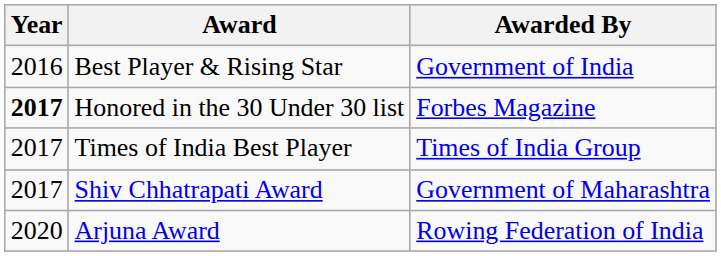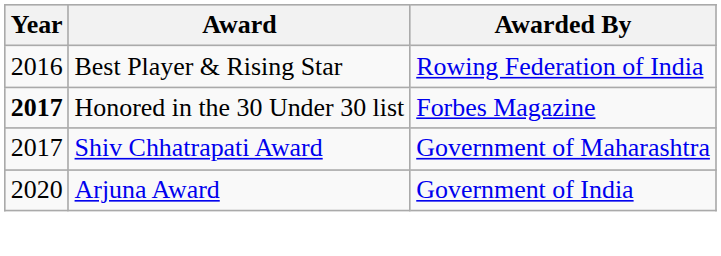(525, 66) Government of India -> (560, 66) Rowing Federation of India
- row: (213, 148)
(560, 230) Rowing Federation of India -> (525, 189) Government of India
